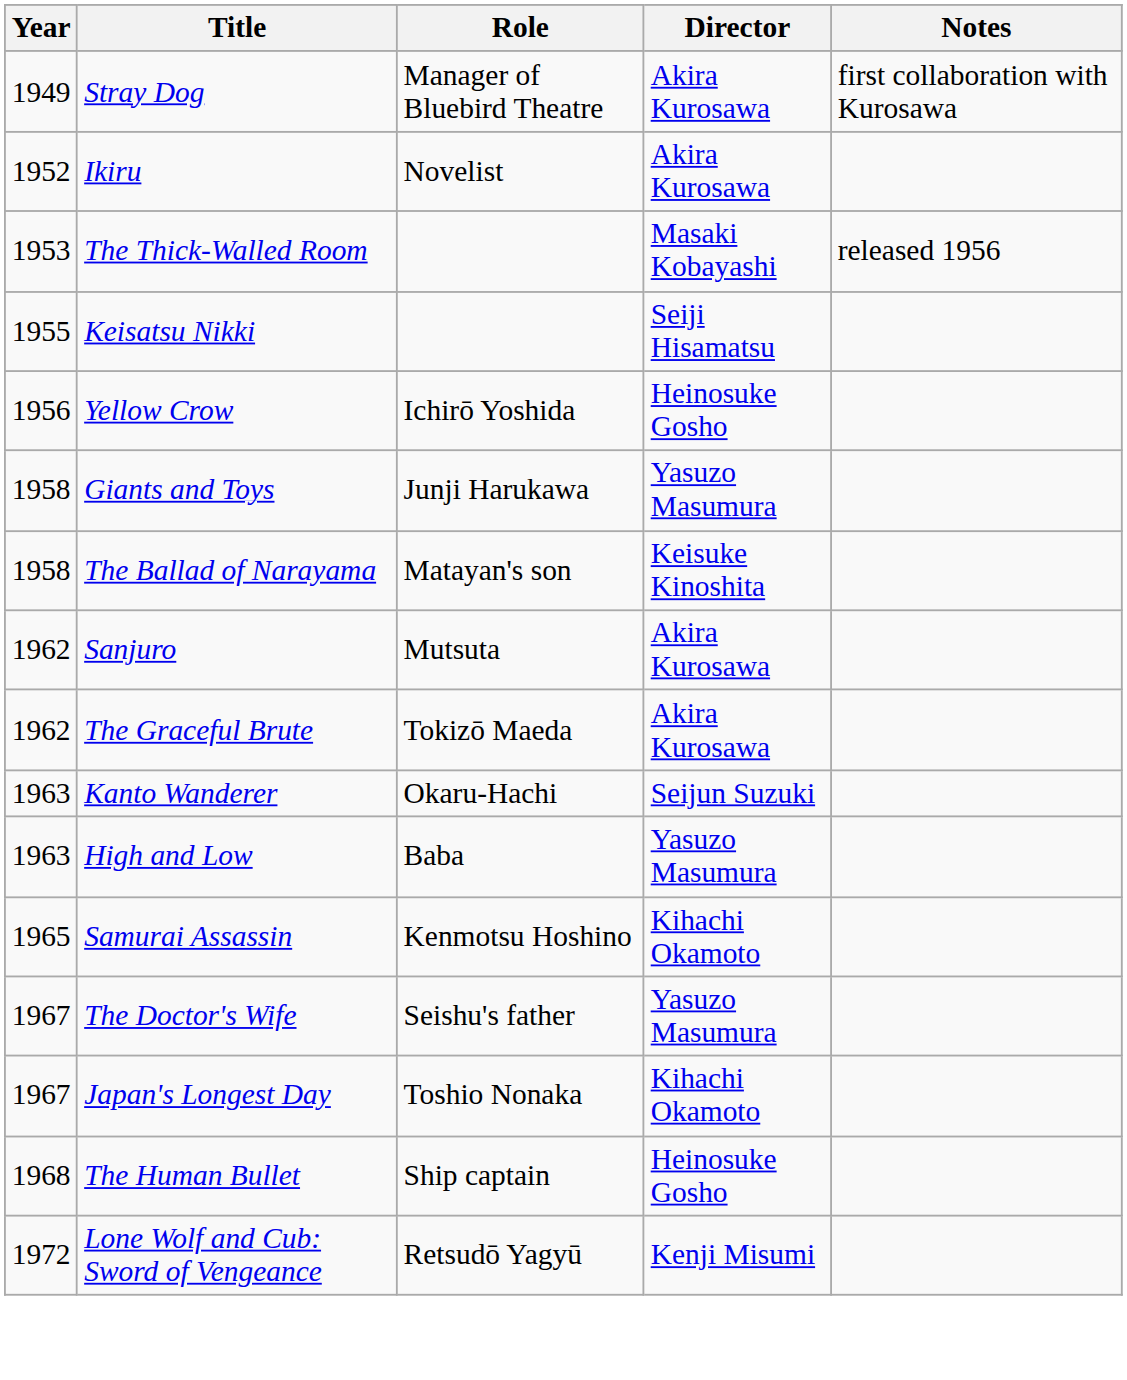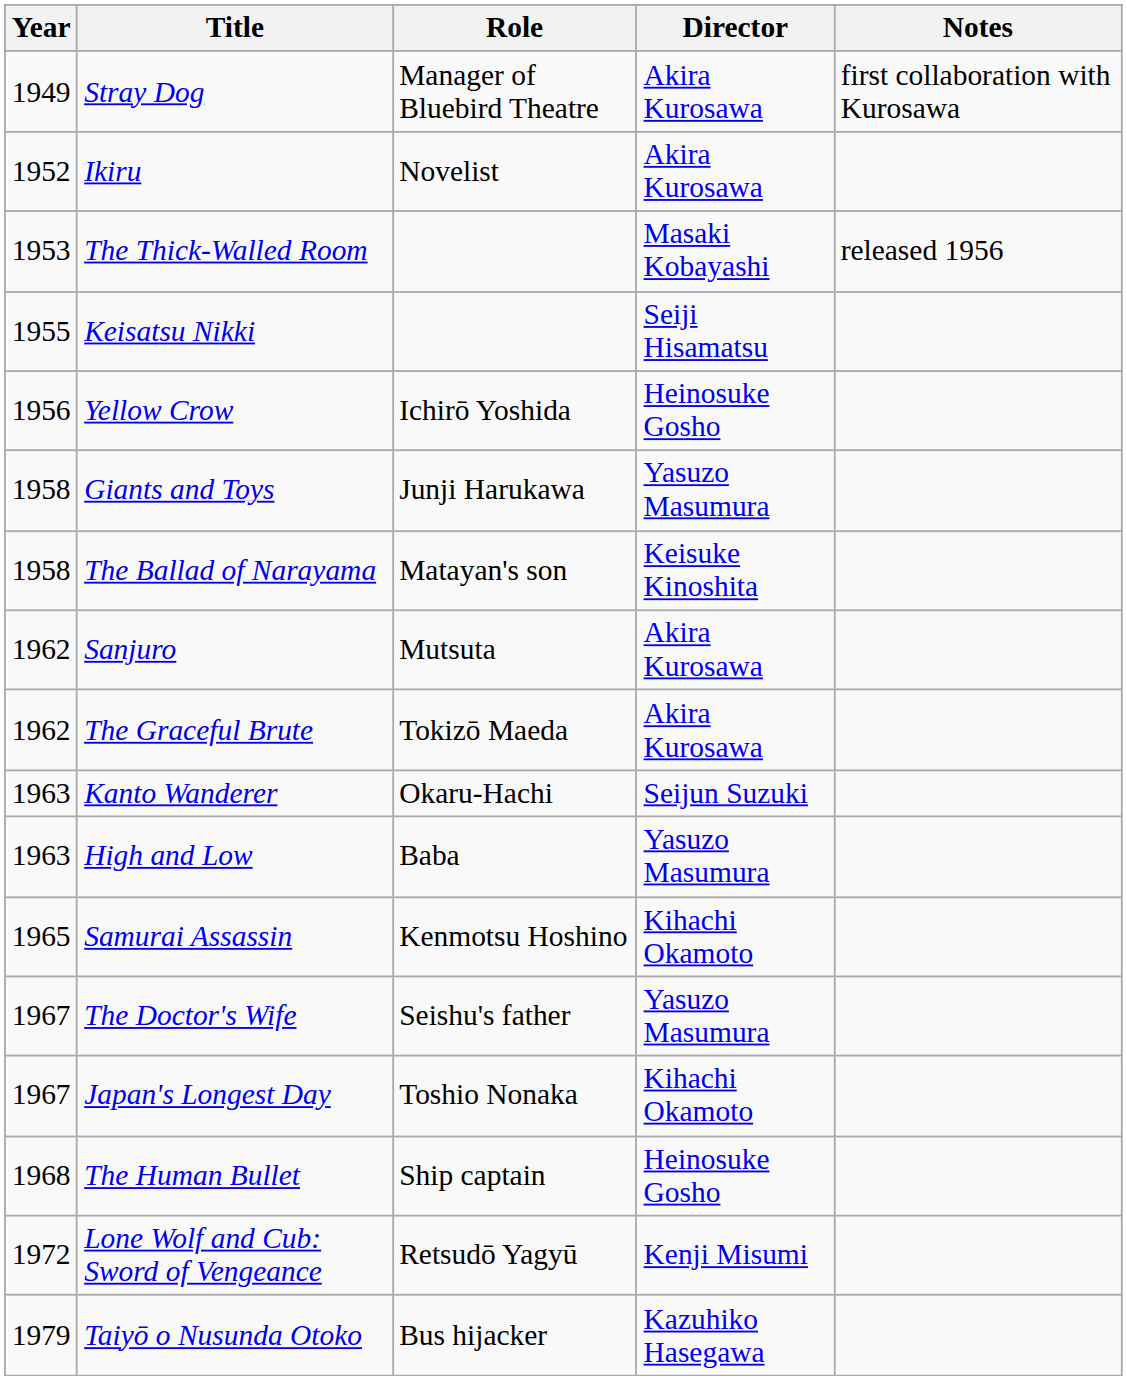+ row: (223, 1334)
